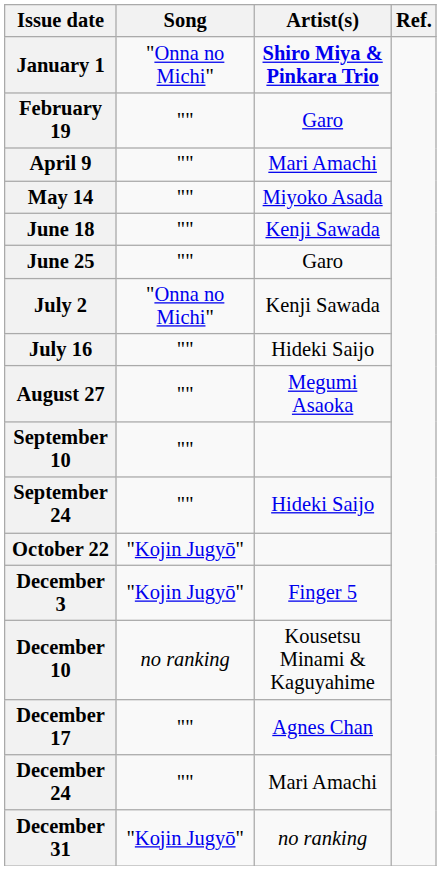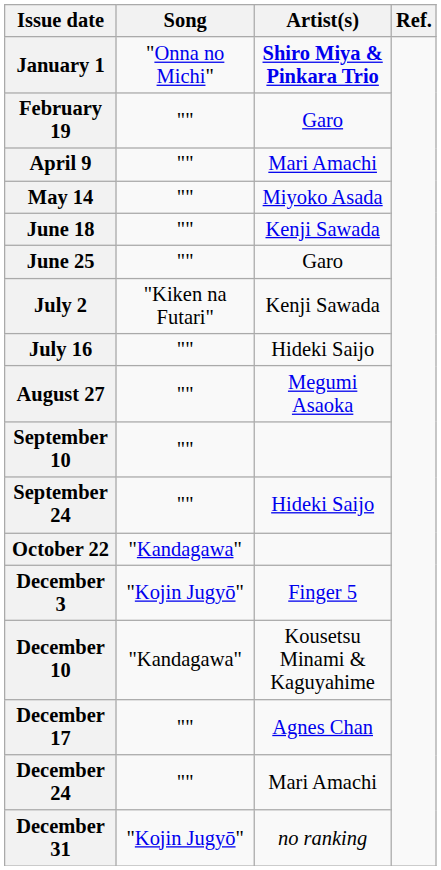(185, 305) "Onna no Michi" -> (185, 305) "Kiken na Futari"
(185, 548) "Kojin Jugyō" -> (185, 548) "Kandagawa"
(185, 659) no ranking -> (185, 659) "Kandagawa"
